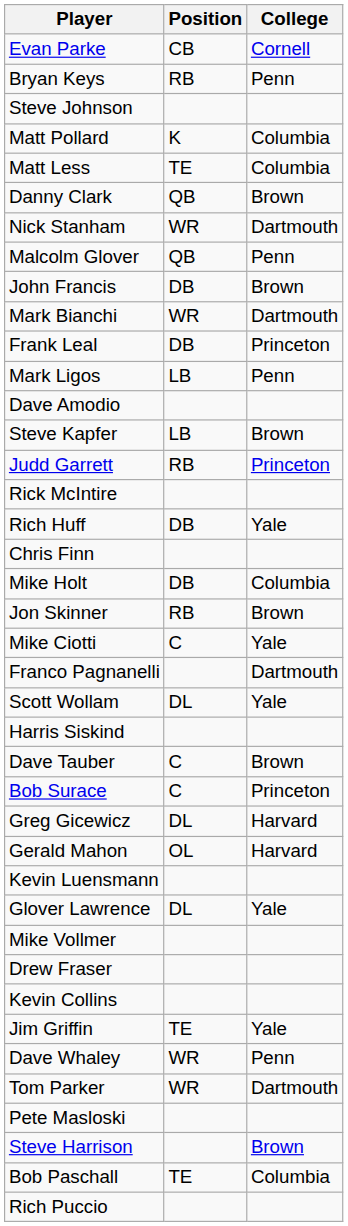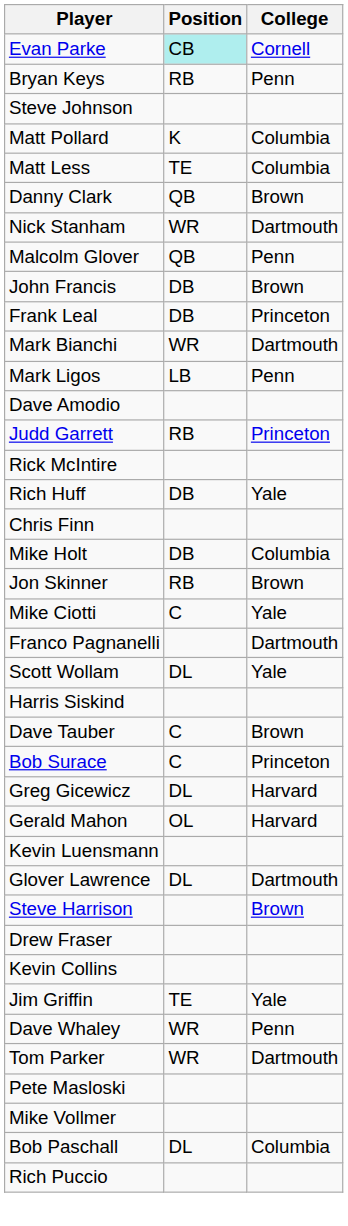(181, 49) no background -> (181, 49) paleturquoise background
rows swapped: (63, 316) <-> (53, 345)
- row: (63, 434)
(269, 910) Yale -> (295, 880) Dartmouth
rows swapped: (71, 1147) <-> (62, 939)
(180, 1177) TE -> (180, 1147) DL
